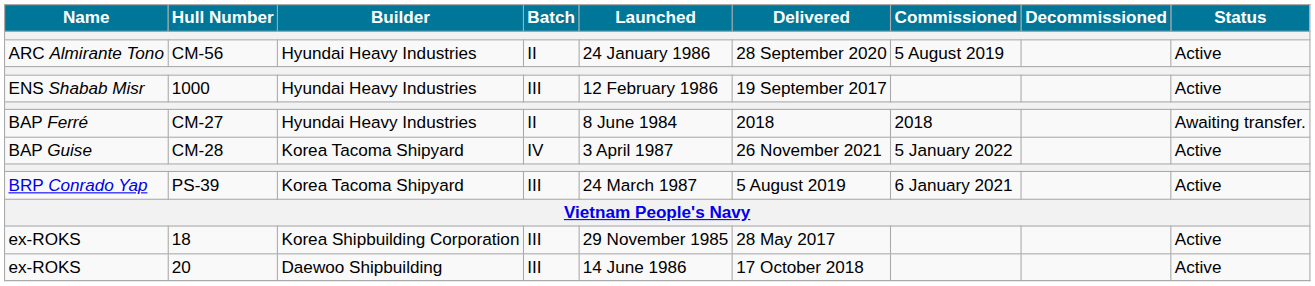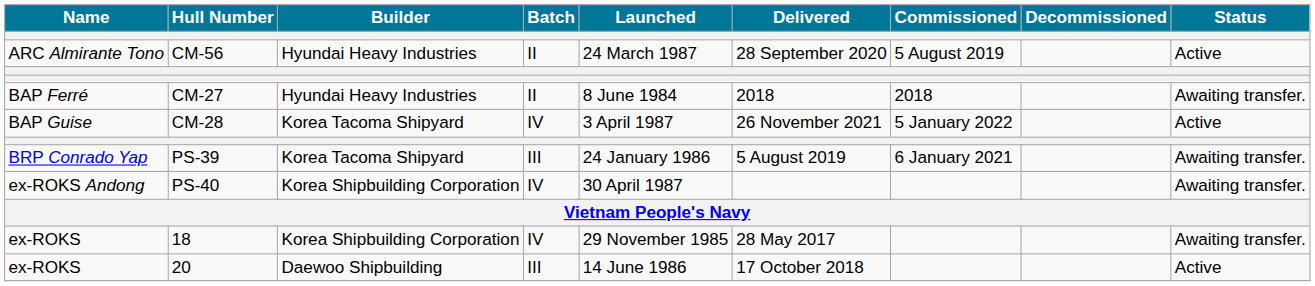(647, 53) 24 January 1986 -> (640, 53) 24 March 1987
- row: (191, 88)
(640, 185) 24 March 1987 -> (647, 158) 24 January 1986
(1198, 185) Active -> (1240, 158) Awaiting transfer.
+ row: (196, 185)
(534, 239) III -> (535, 239) IV
(1198, 239) Active -> (1240, 239) Awaiting transfer.
